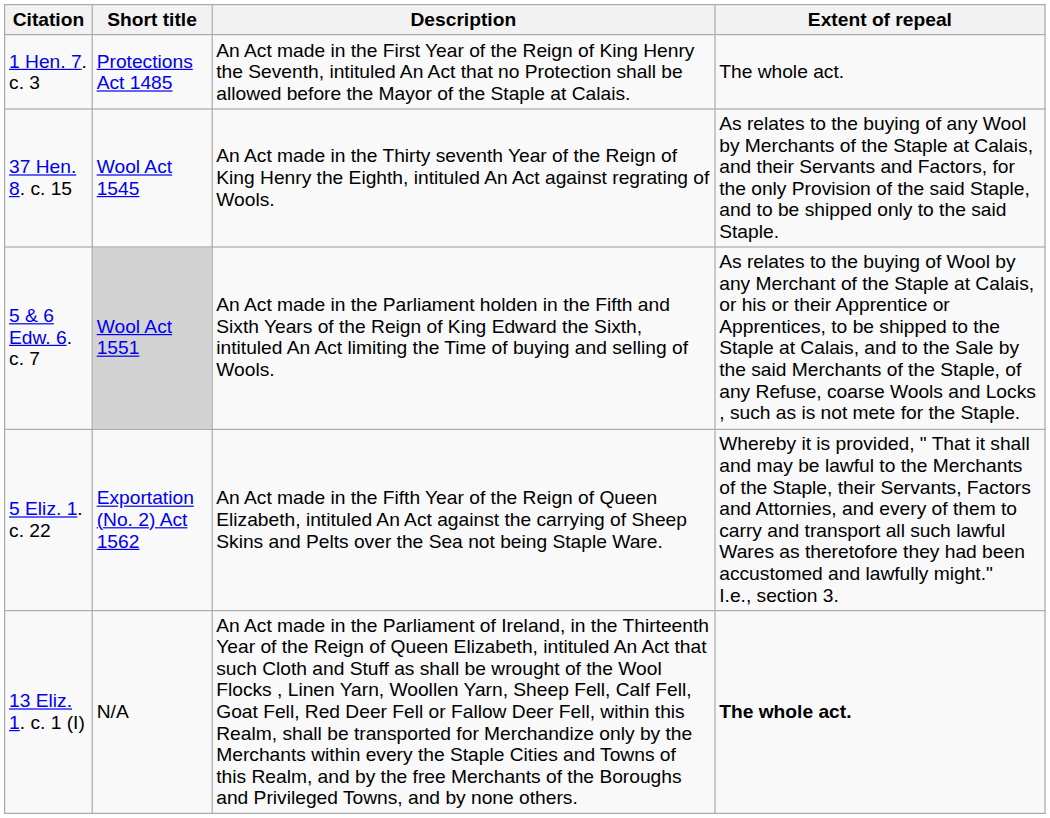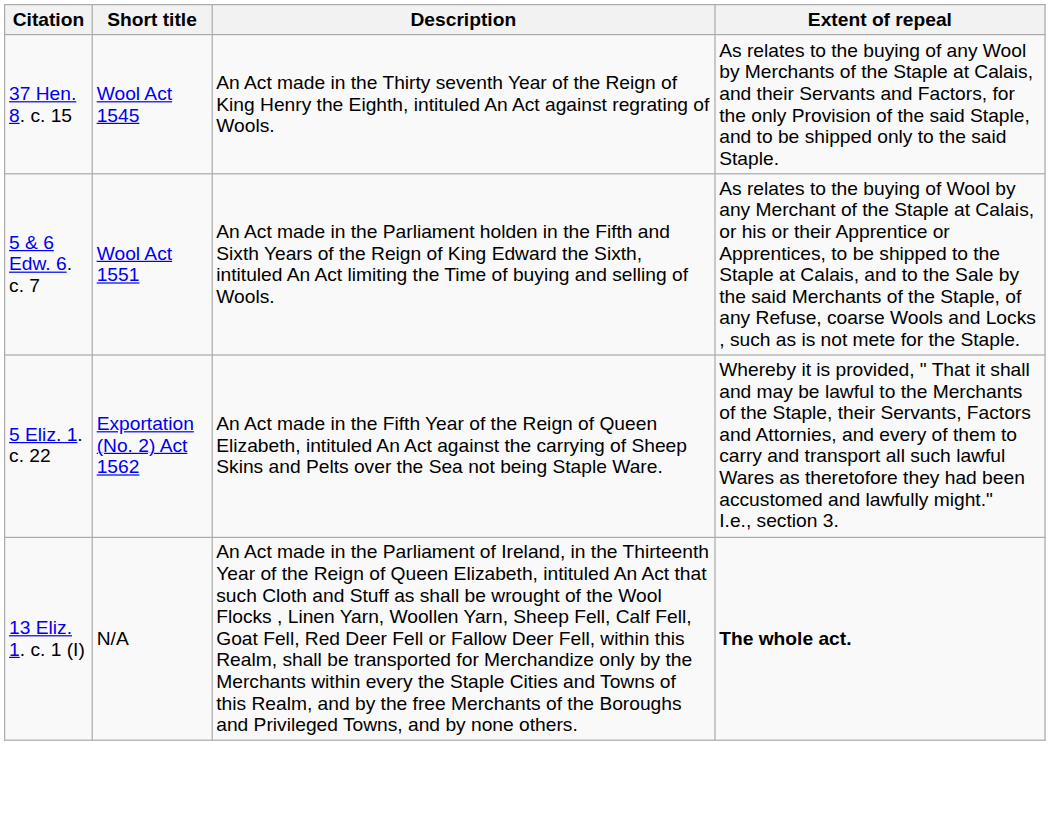- row: (48, 71)
(134, 337) lightgrey background -> (134, 264) no background
